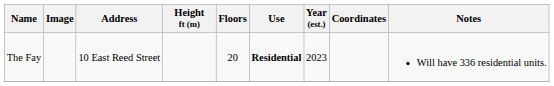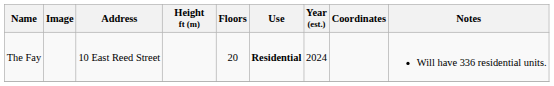(316, 57) 2023 -> (316, 57) 2024
